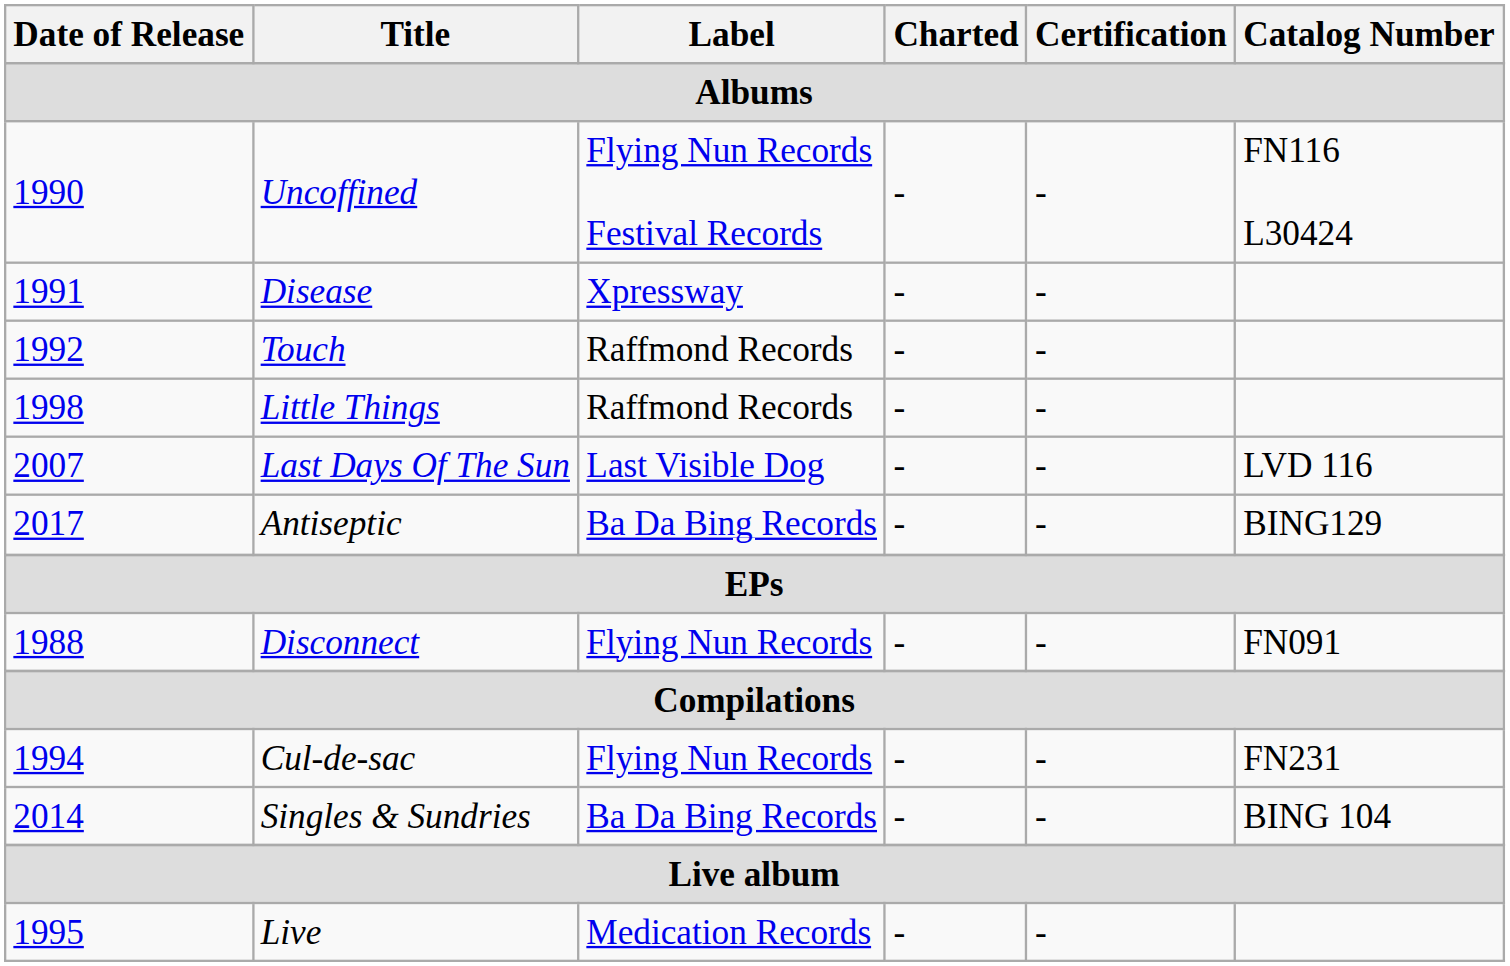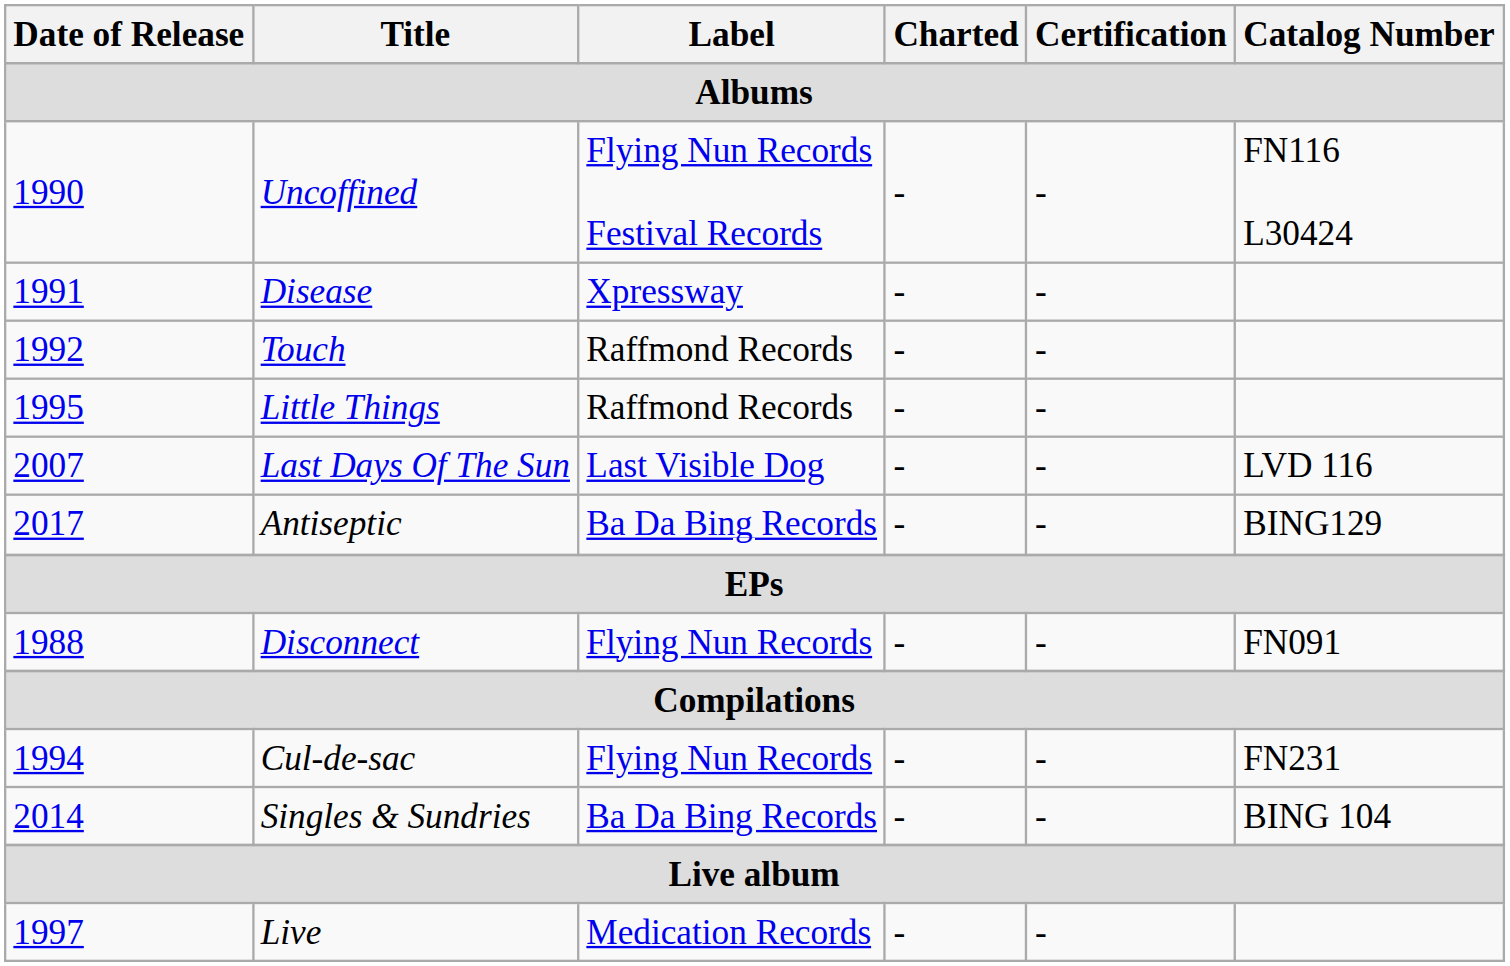(49, 408) 1998 -> (49, 408) 1995
(49, 931) 1995 -> (49, 931) 1997
